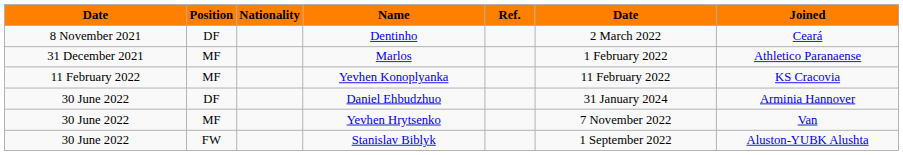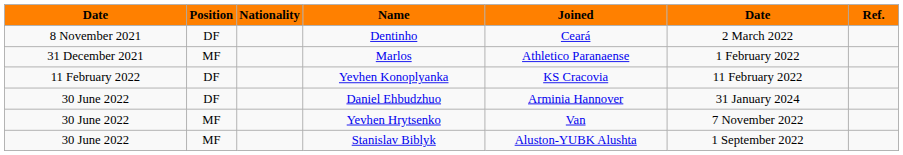columns swapped: (808, 15) <-> (510, 15)
(211, 78) MF -> (211, 78) DF
(211, 140) FW -> (211, 140) MF
